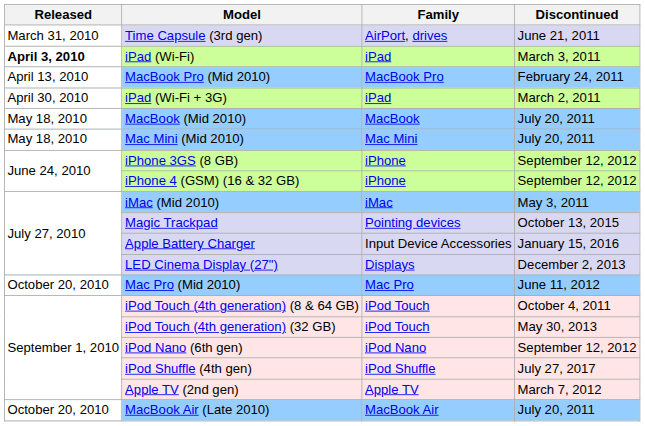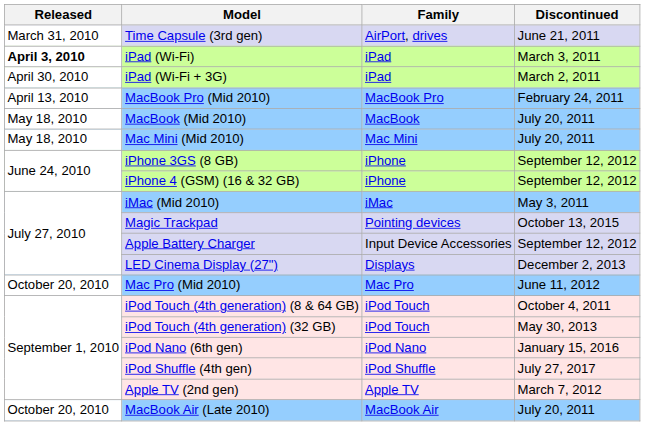rows swapped: (198, 77) <-> (176, 98)
(568, 243) January 15, 2016 -> (577, 243) September 12, 2012
(577, 347) September 12, 2012 -> (568, 347) January 15, 2016
